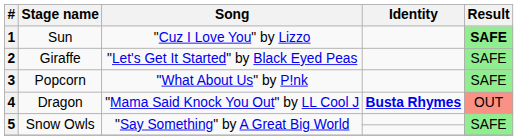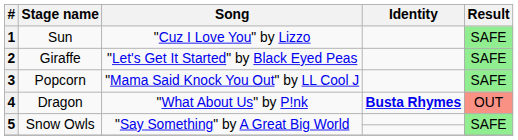(489, 37) bold -> (489, 37) normal
(232, 80) "What About Us" by P!nk -> (232, 80) "Mama Said Knock You Out" by LL Cool J
(232, 102) "Mama Said Knock You Out" by LL Cool J -> (232, 102) "What About Us" by P!nk
